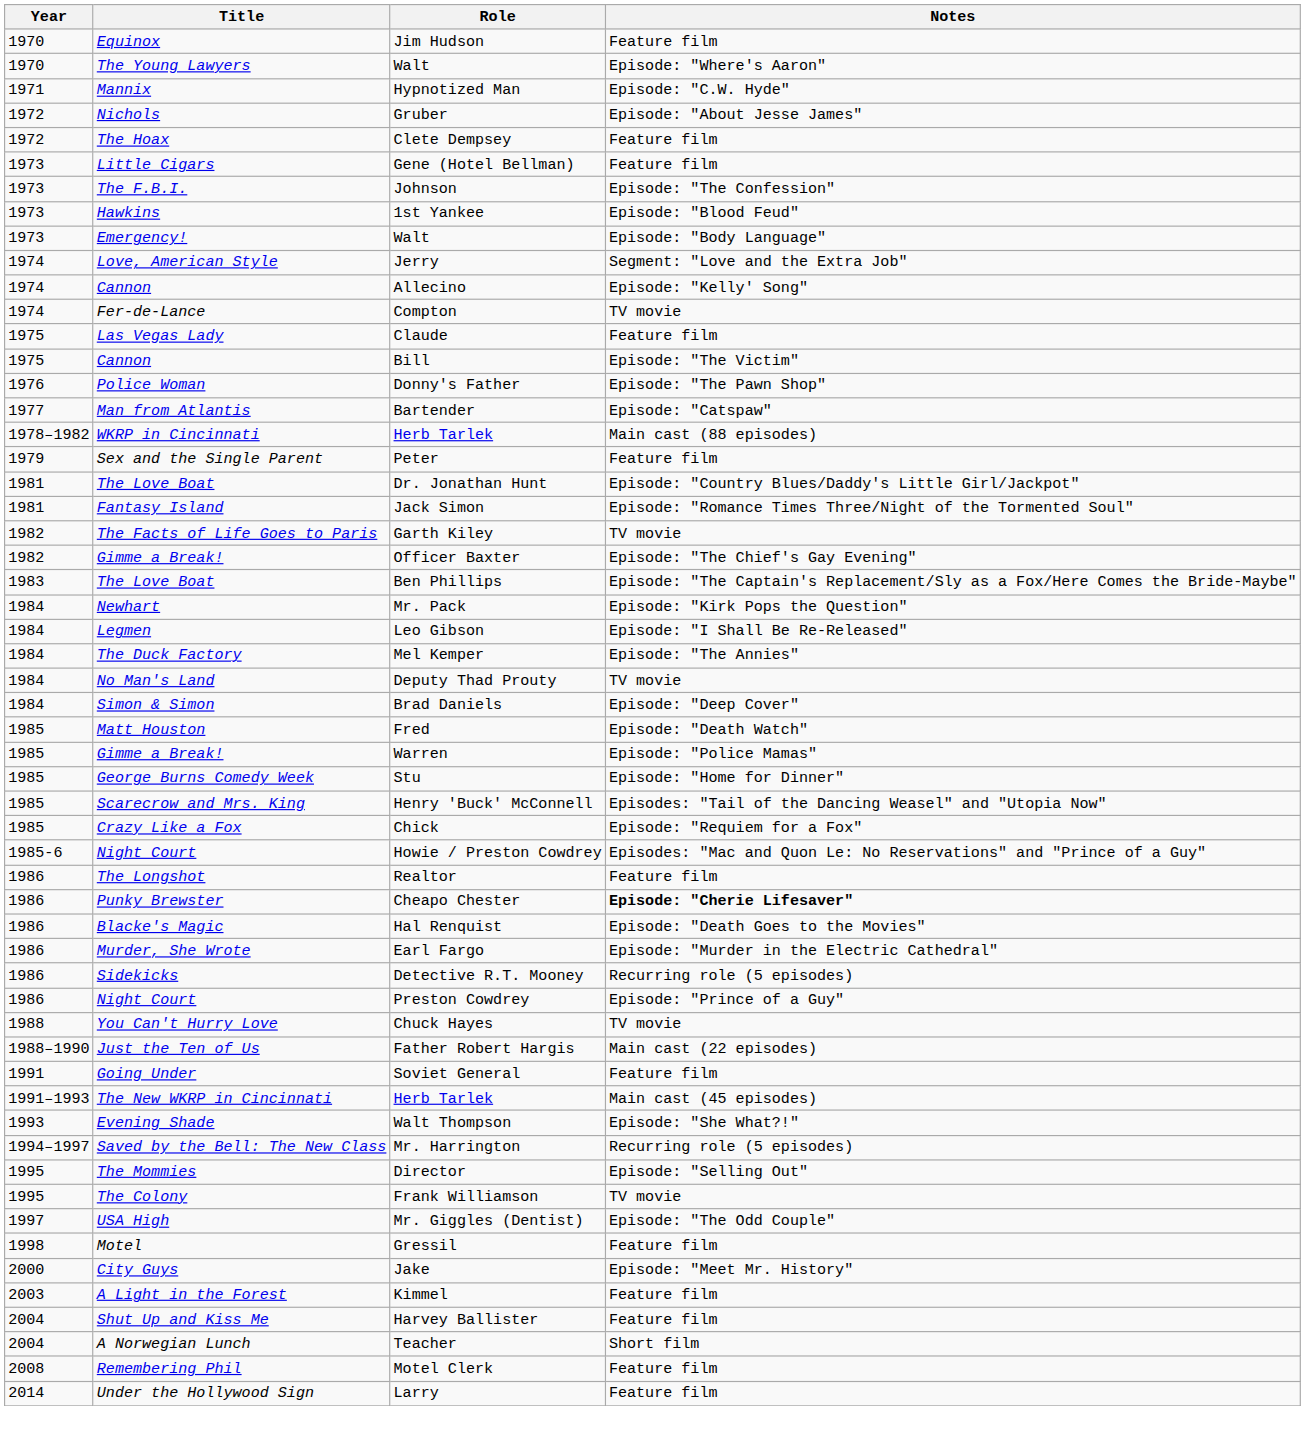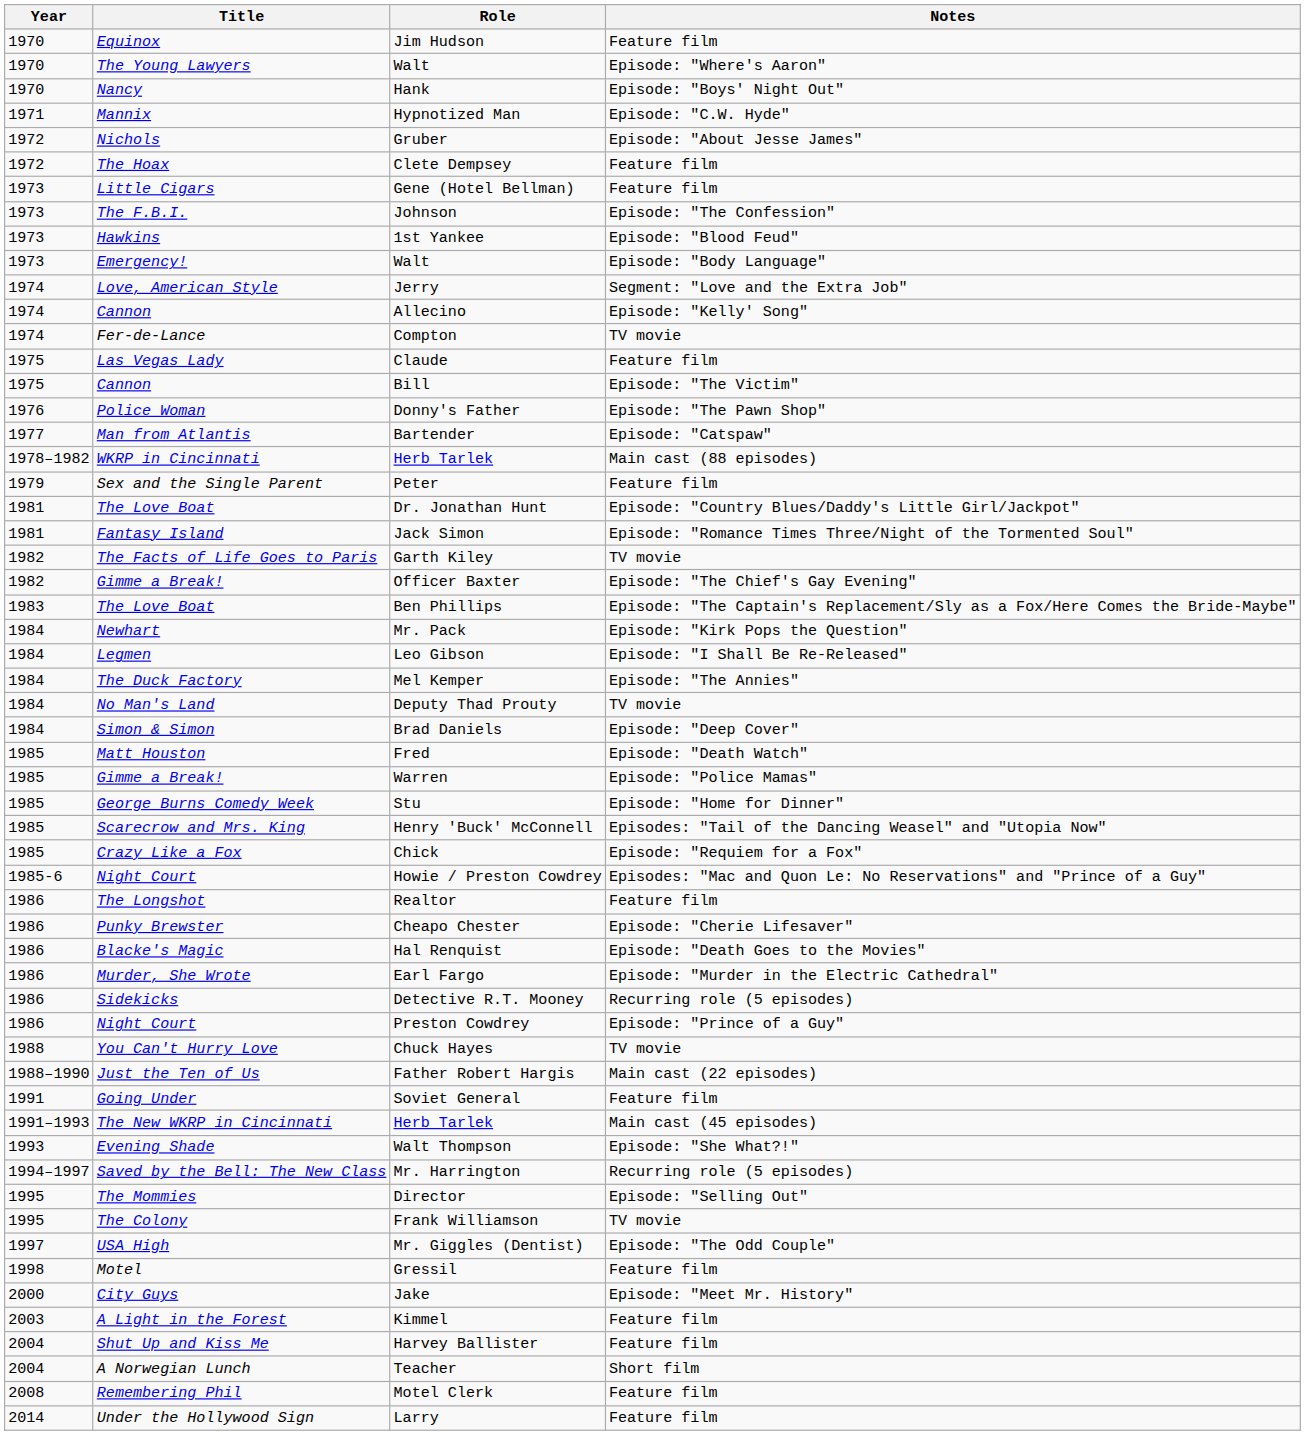+ row: (119, 91)
(731, 902) bold -> (731, 926) normal
